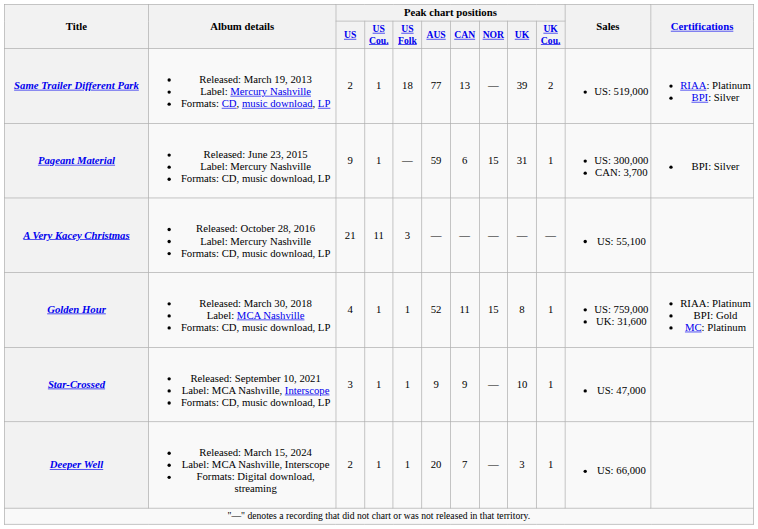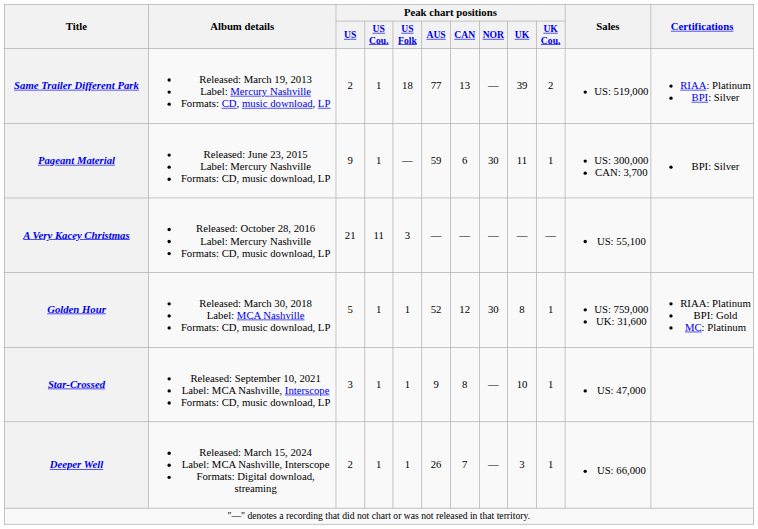(493, 160) 15 -> (493, 160) 30
(522, 160) 31 -> (522, 160) 11
(350, 309) 4 -> (350, 309) 5
(465, 309) 11 -> (465, 309) 12
(493, 309) 15 -> (493, 309) 30
(465, 384) 9 -> (465, 384) 8
(436, 465) 20 -> (436, 465) 26
